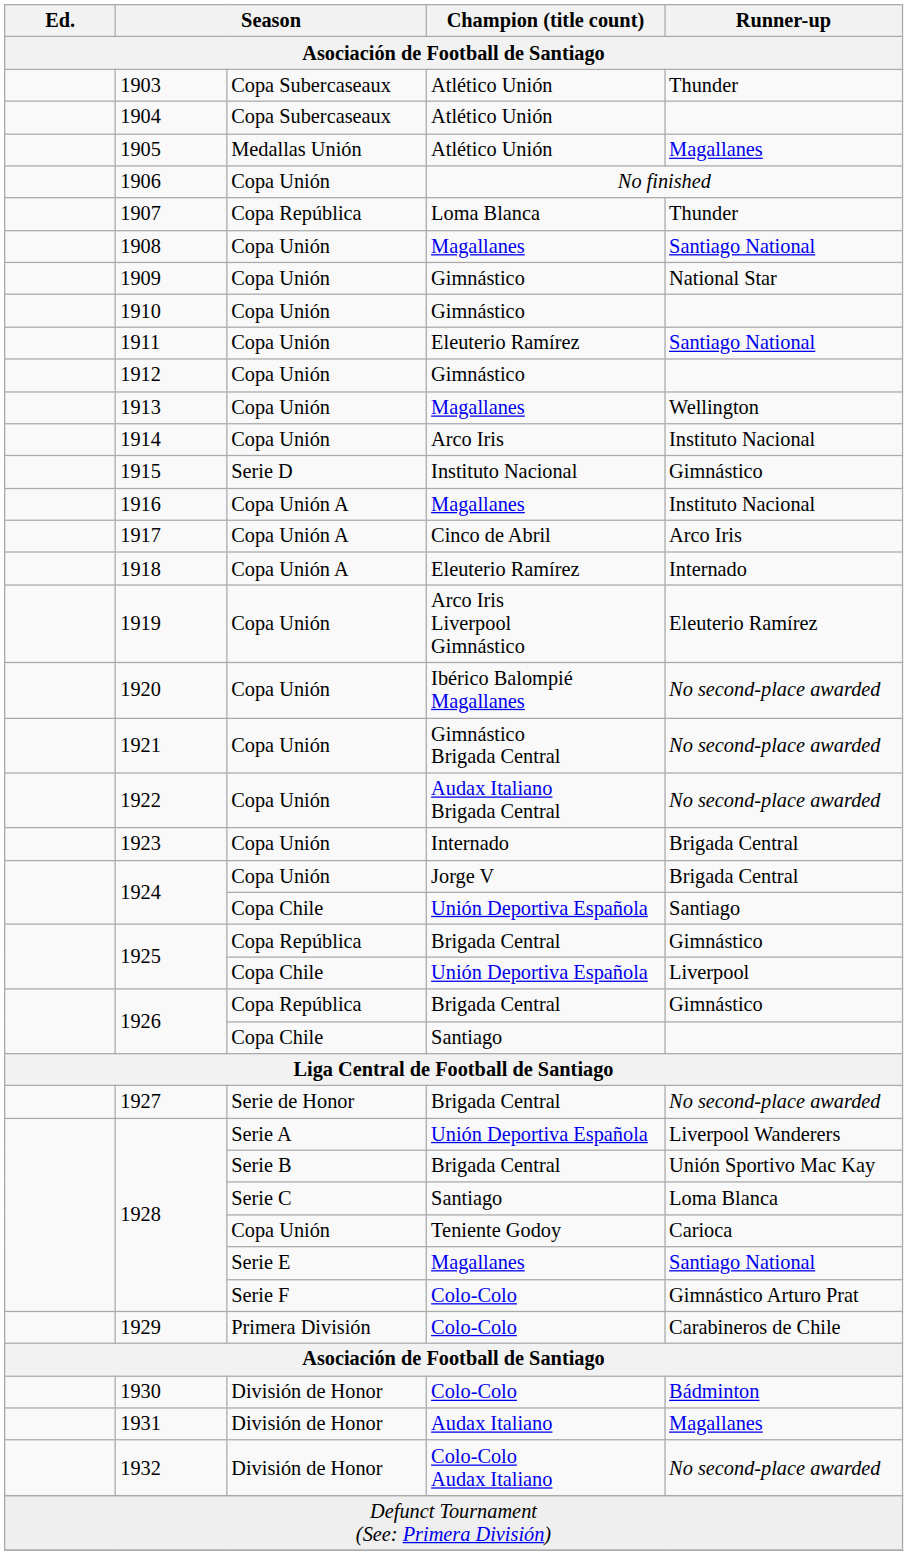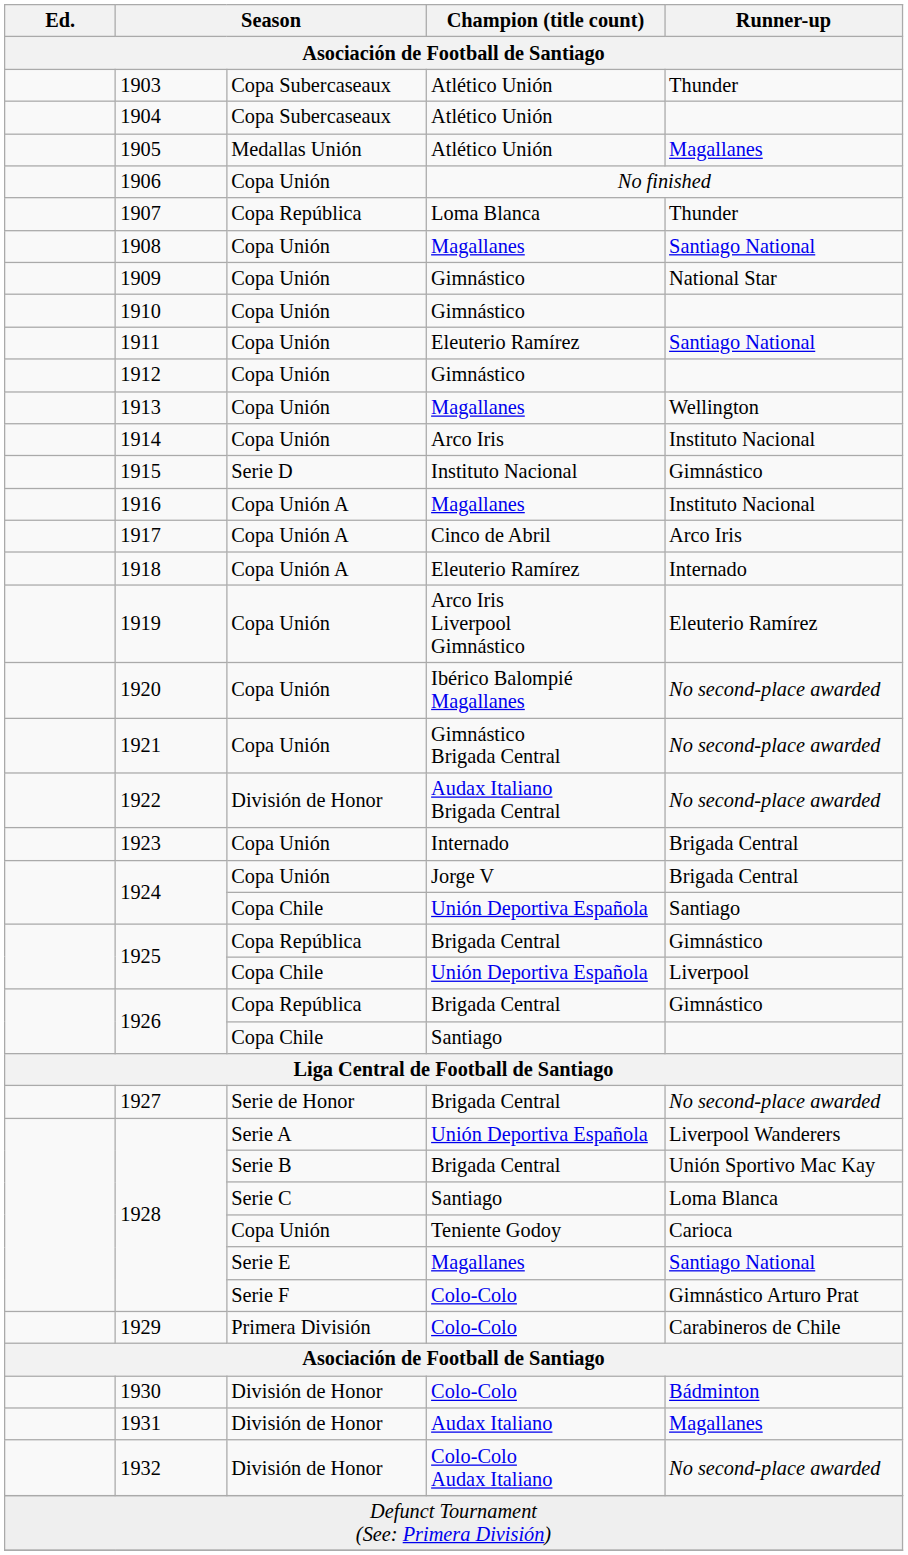(281, 800) Copa Unión -> (307, 800) División de Honor
